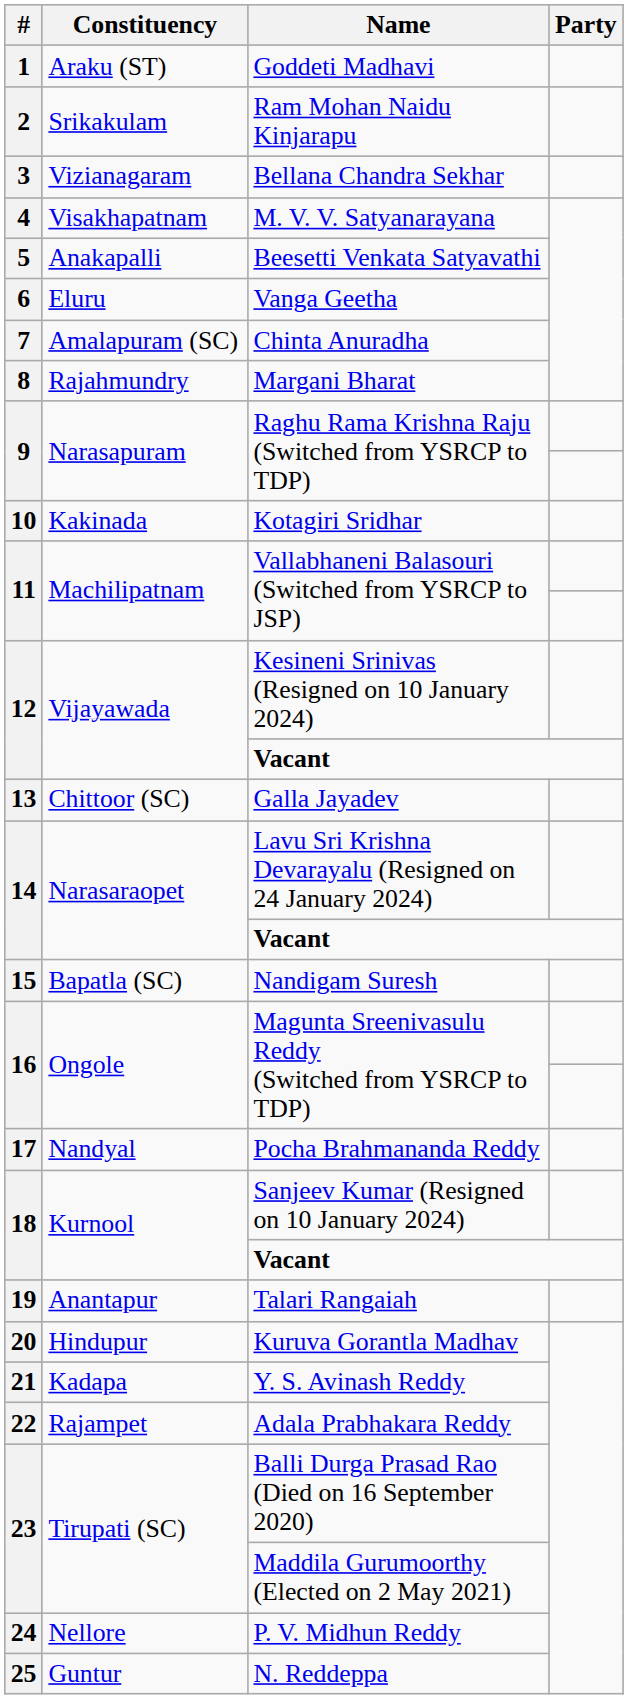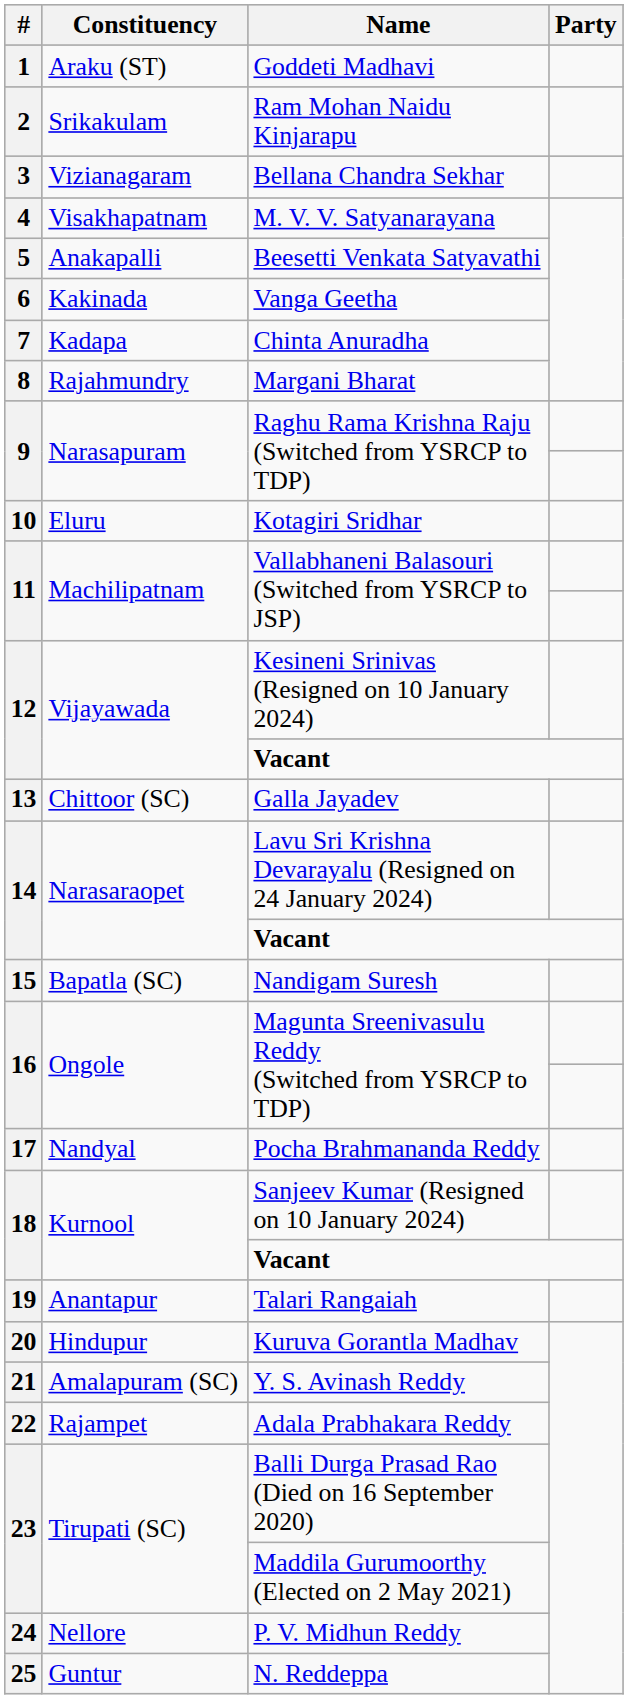(77, 299) Eluru -> (98, 299) Kakinada
(143, 339) Amalapuram (SC) -> (88, 339) Kadapa
(98, 520) Kakinada -> (77, 520) Eluru
(88, 1382) Kadapa -> (143, 1382) Amalapuram (SC)
